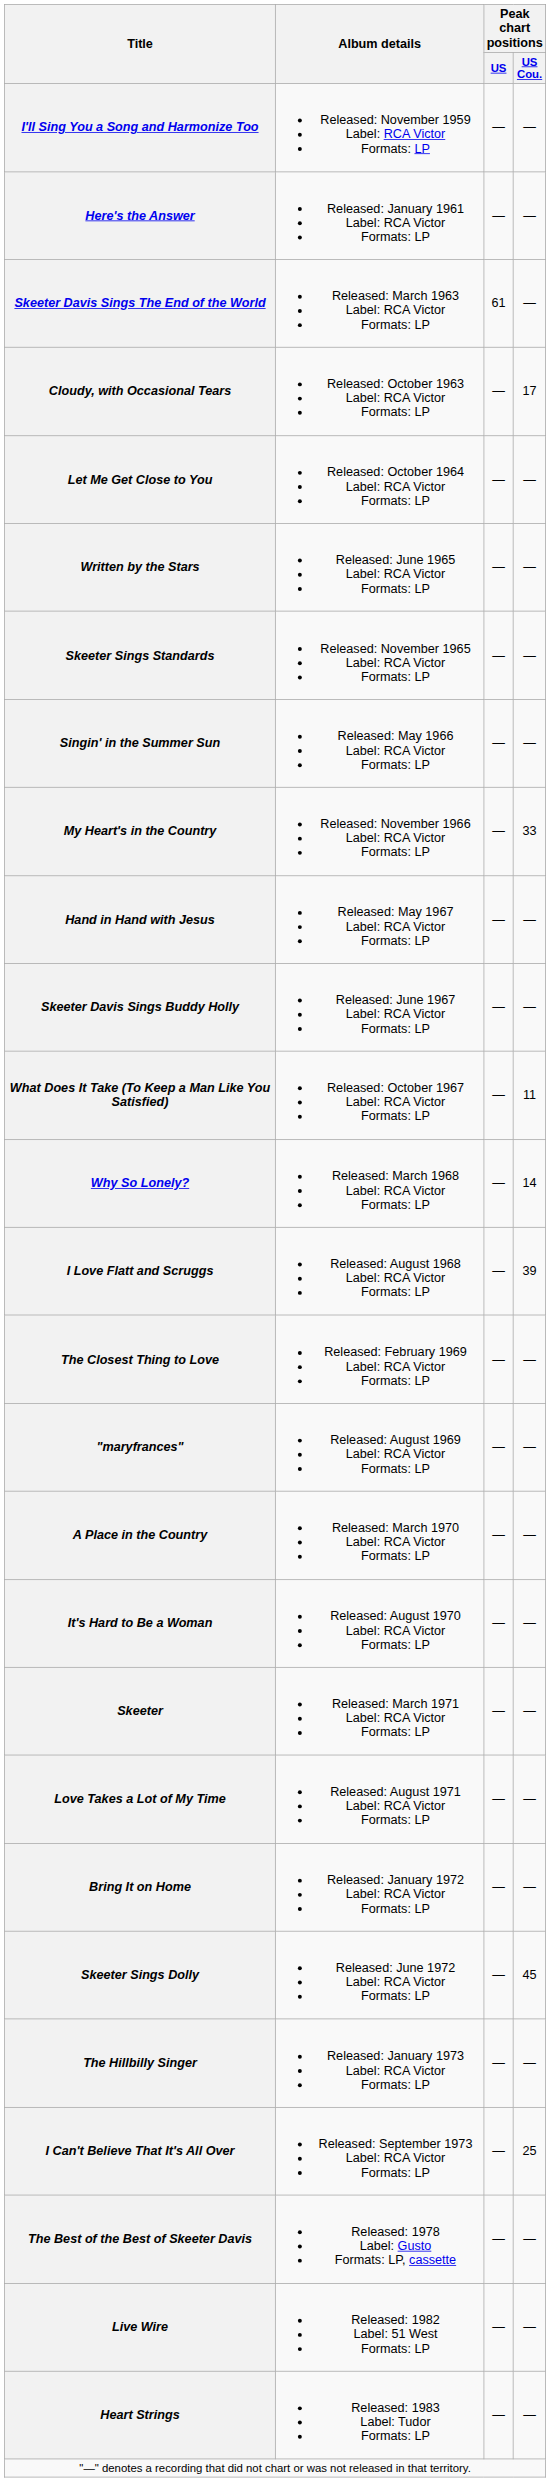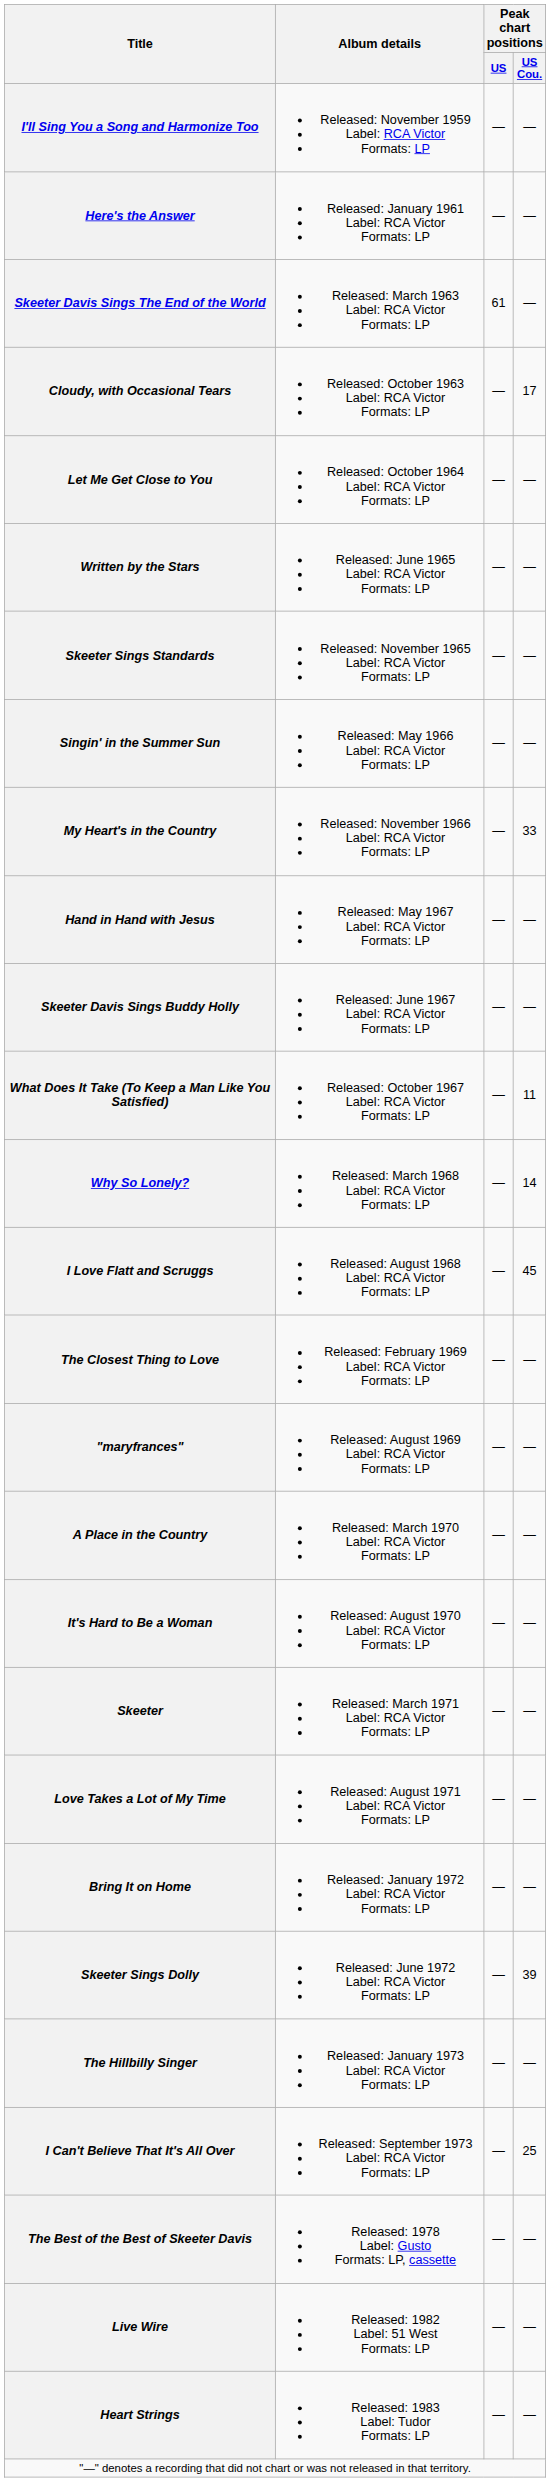(530, 1271) 39 -> (530, 1271) 45
(530, 1975) 45 -> (530, 1975) 39
